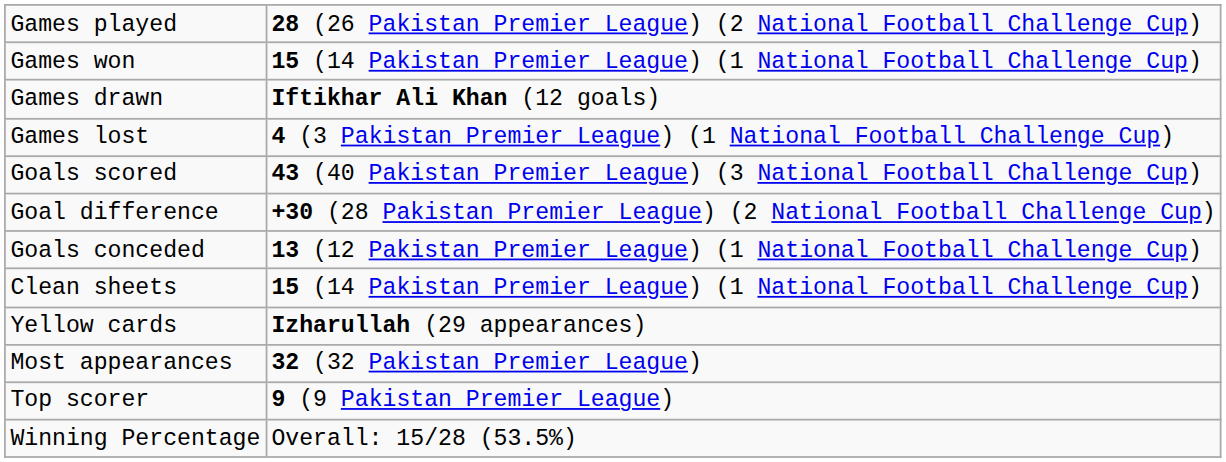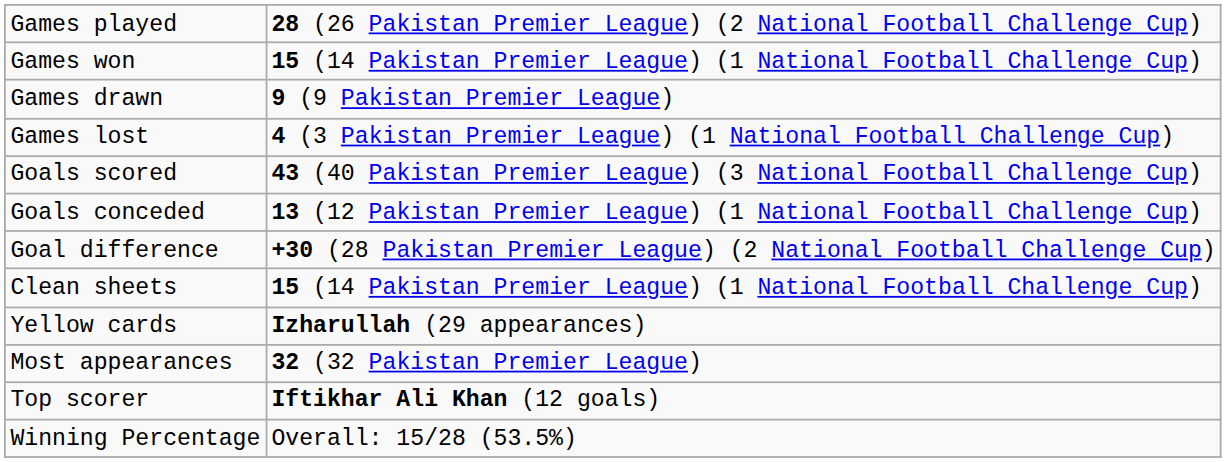(466, 99) Iftikhar Ali Khan (12 goals) -> (473, 99) 9 (9 Pakistan Premier League)
rows swapped: (108, 250) <-> (115, 212)
(473, 401) 9 (9 Pakistan Premier League) -> (466, 401) Iftikhar Ali Khan (12 goals)
